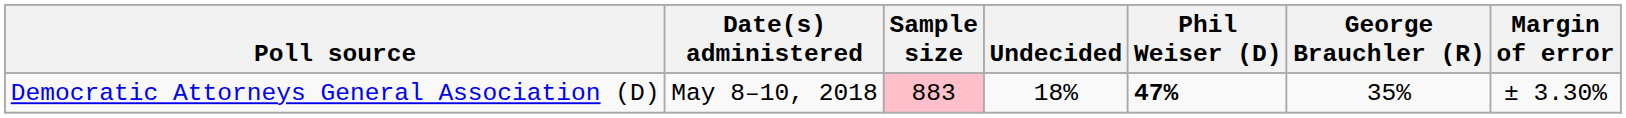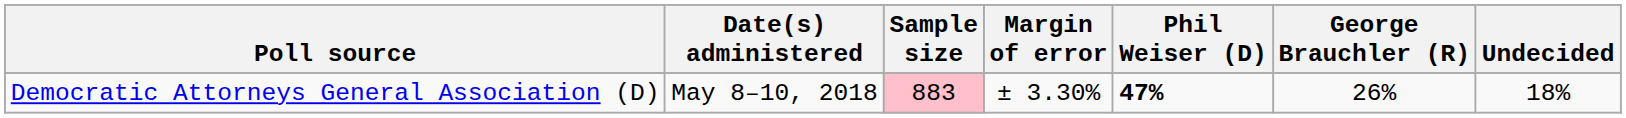columns swapped: (1555, 39) <-> (1056, 53)
(1389, 93) 35% -> (1374, 93) 26%
